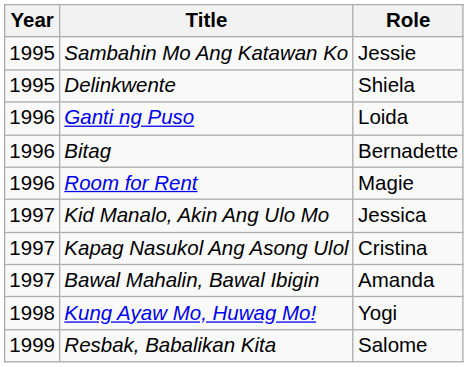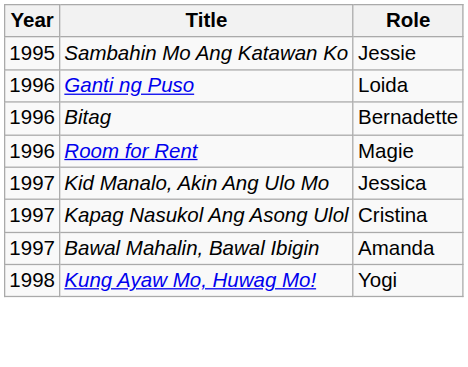- row: (120, 85)
- row: (170, 345)
